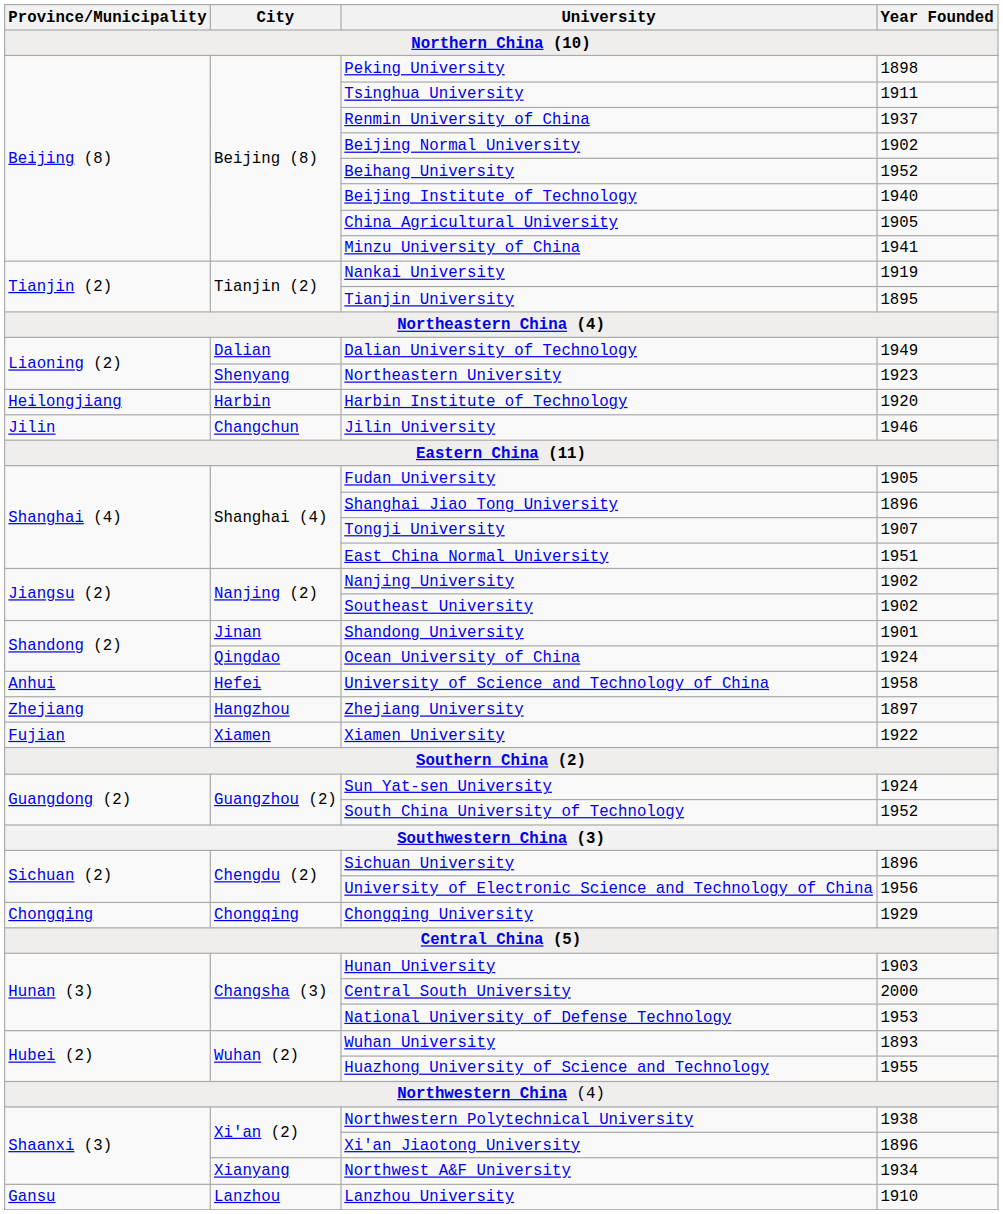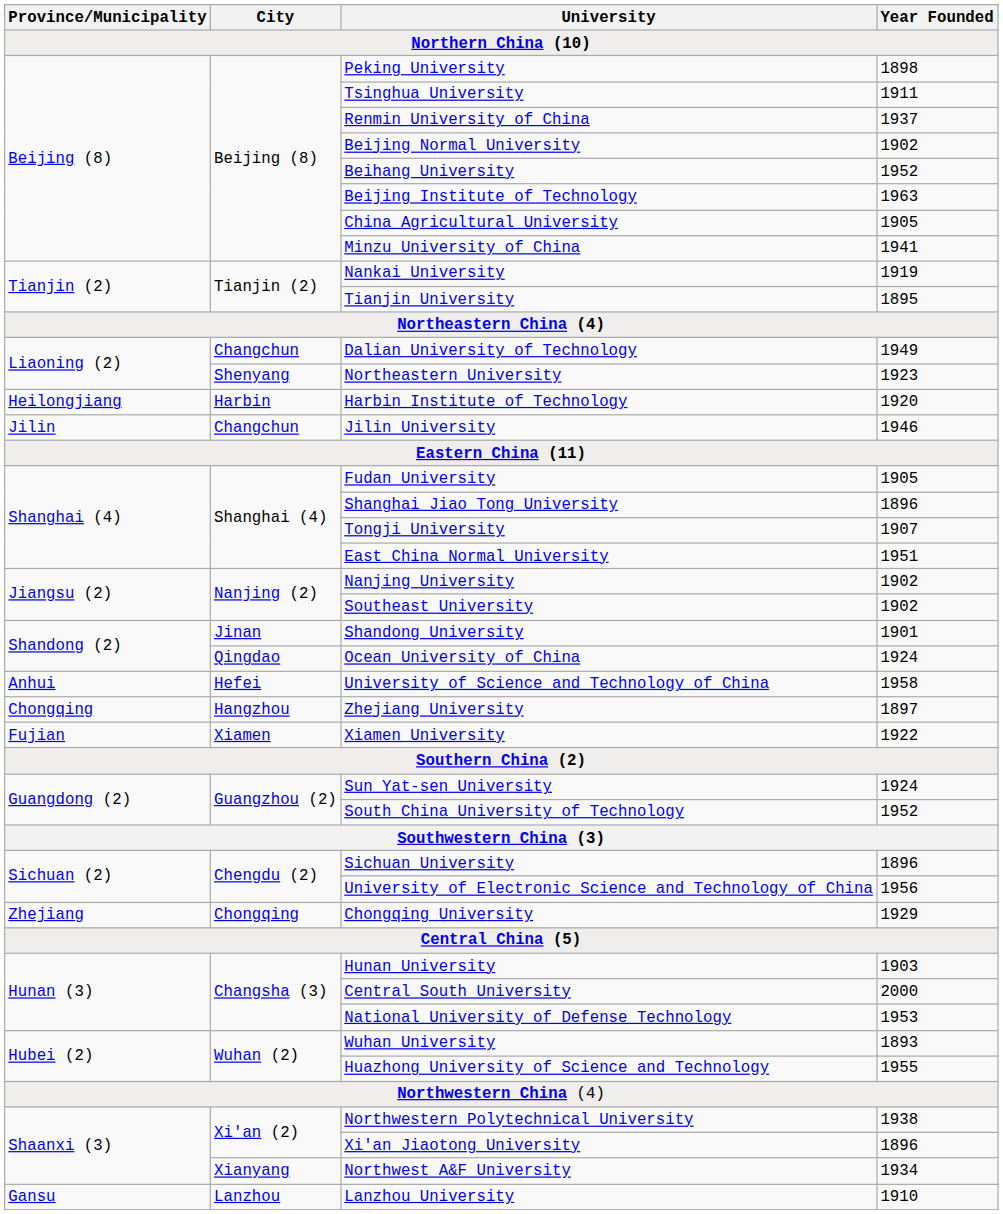(899, 197) 1940 -> (899, 197) 1963
(242, 351) Dalian -> (257, 351) Changchun
(46, 710) Zhejiang -> (51, 710) Chongqing
(51, 915) Chongqing -> (46, 915) Zhejiang
